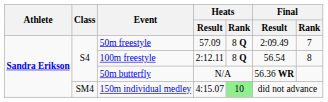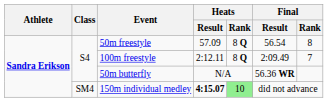(274, 43) 2:09.49 -> (275, 43) 56.54
(309, 43) 7 -> (310, 43) 8
(274, 58) 56.54 -> (275, 58) 2:09.49
(309, 58) 8 -> (310, 58) 7
(210, 89) normal -> (210, 89) bold
